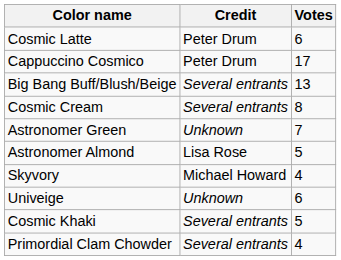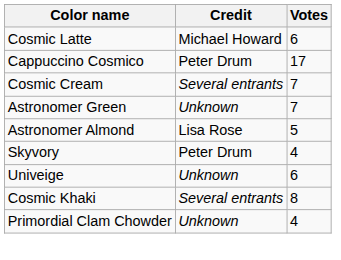(220, 38) Peter Drum -> (230, 38) Michael Howard
- row: (92, 84)
(299, 107) 8 -> (294, 84) 7
(235, 175) Michael Howard -> (215, 152) Peter Drum
(299, 221) 5 -> (294, 198) 8
(235, 244) Several entrants -> (208, 221) Unknown
